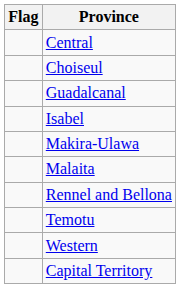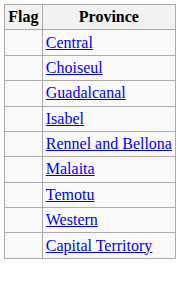- row: (92, 144)
rows swapped: (70, 169) <-> (109, 194)
